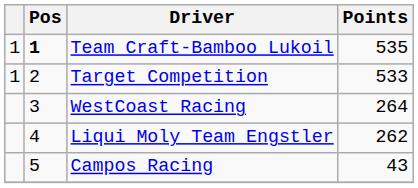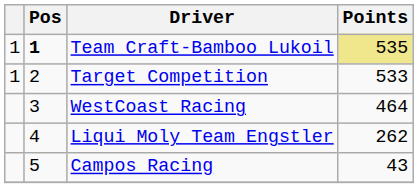(392, 49) no background -> (392, 49) khaki background
(392, 108) 264 -> (392, 108) 464
